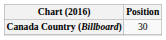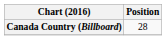(143, 27) 30 -> (143, 27) 28
